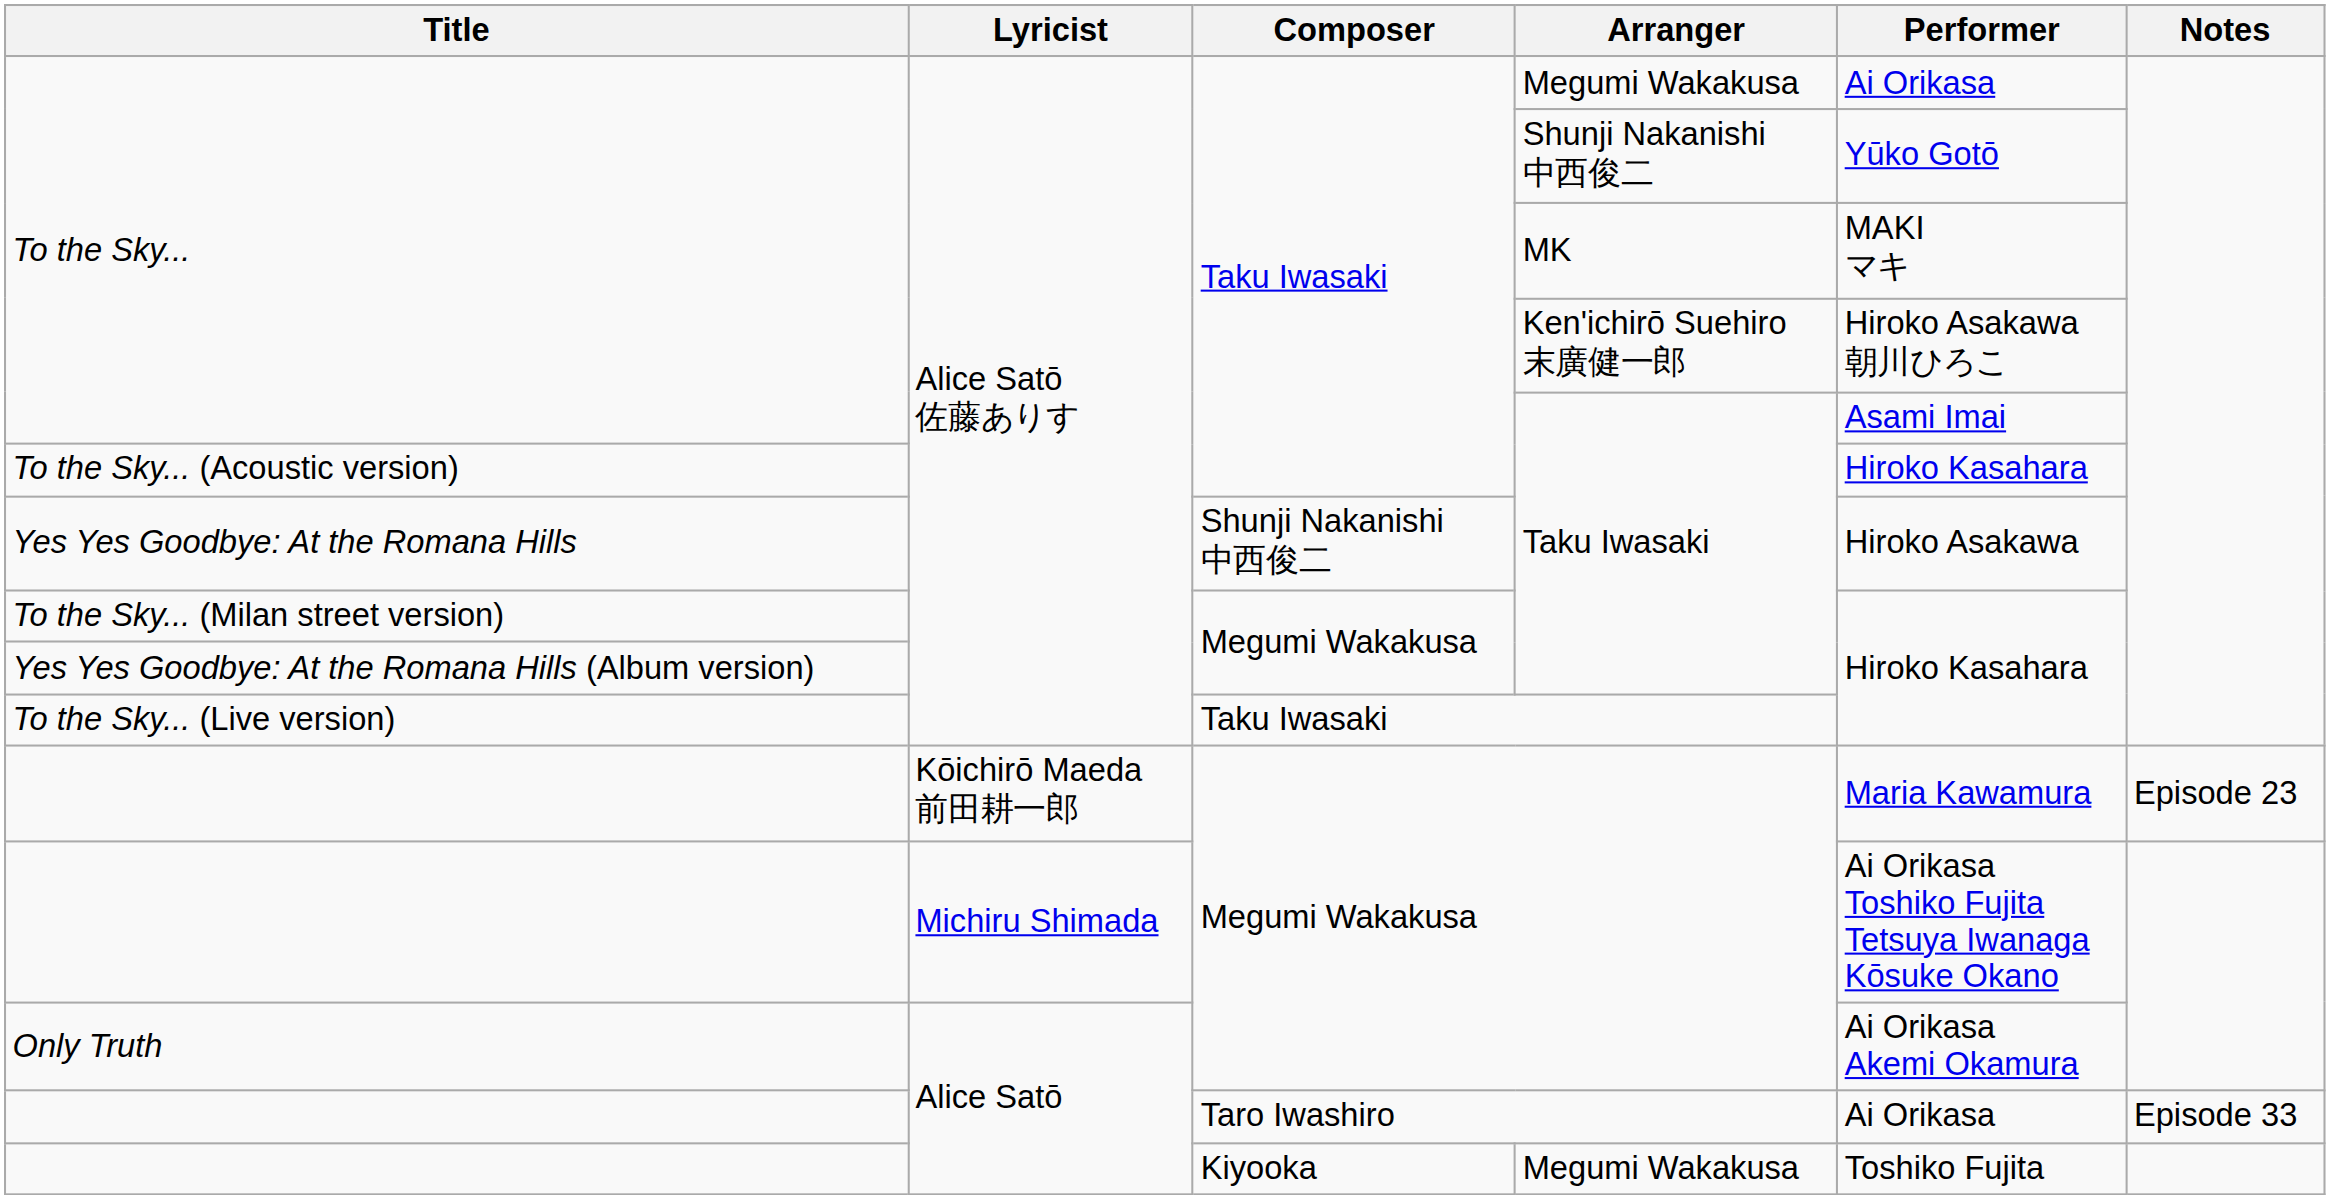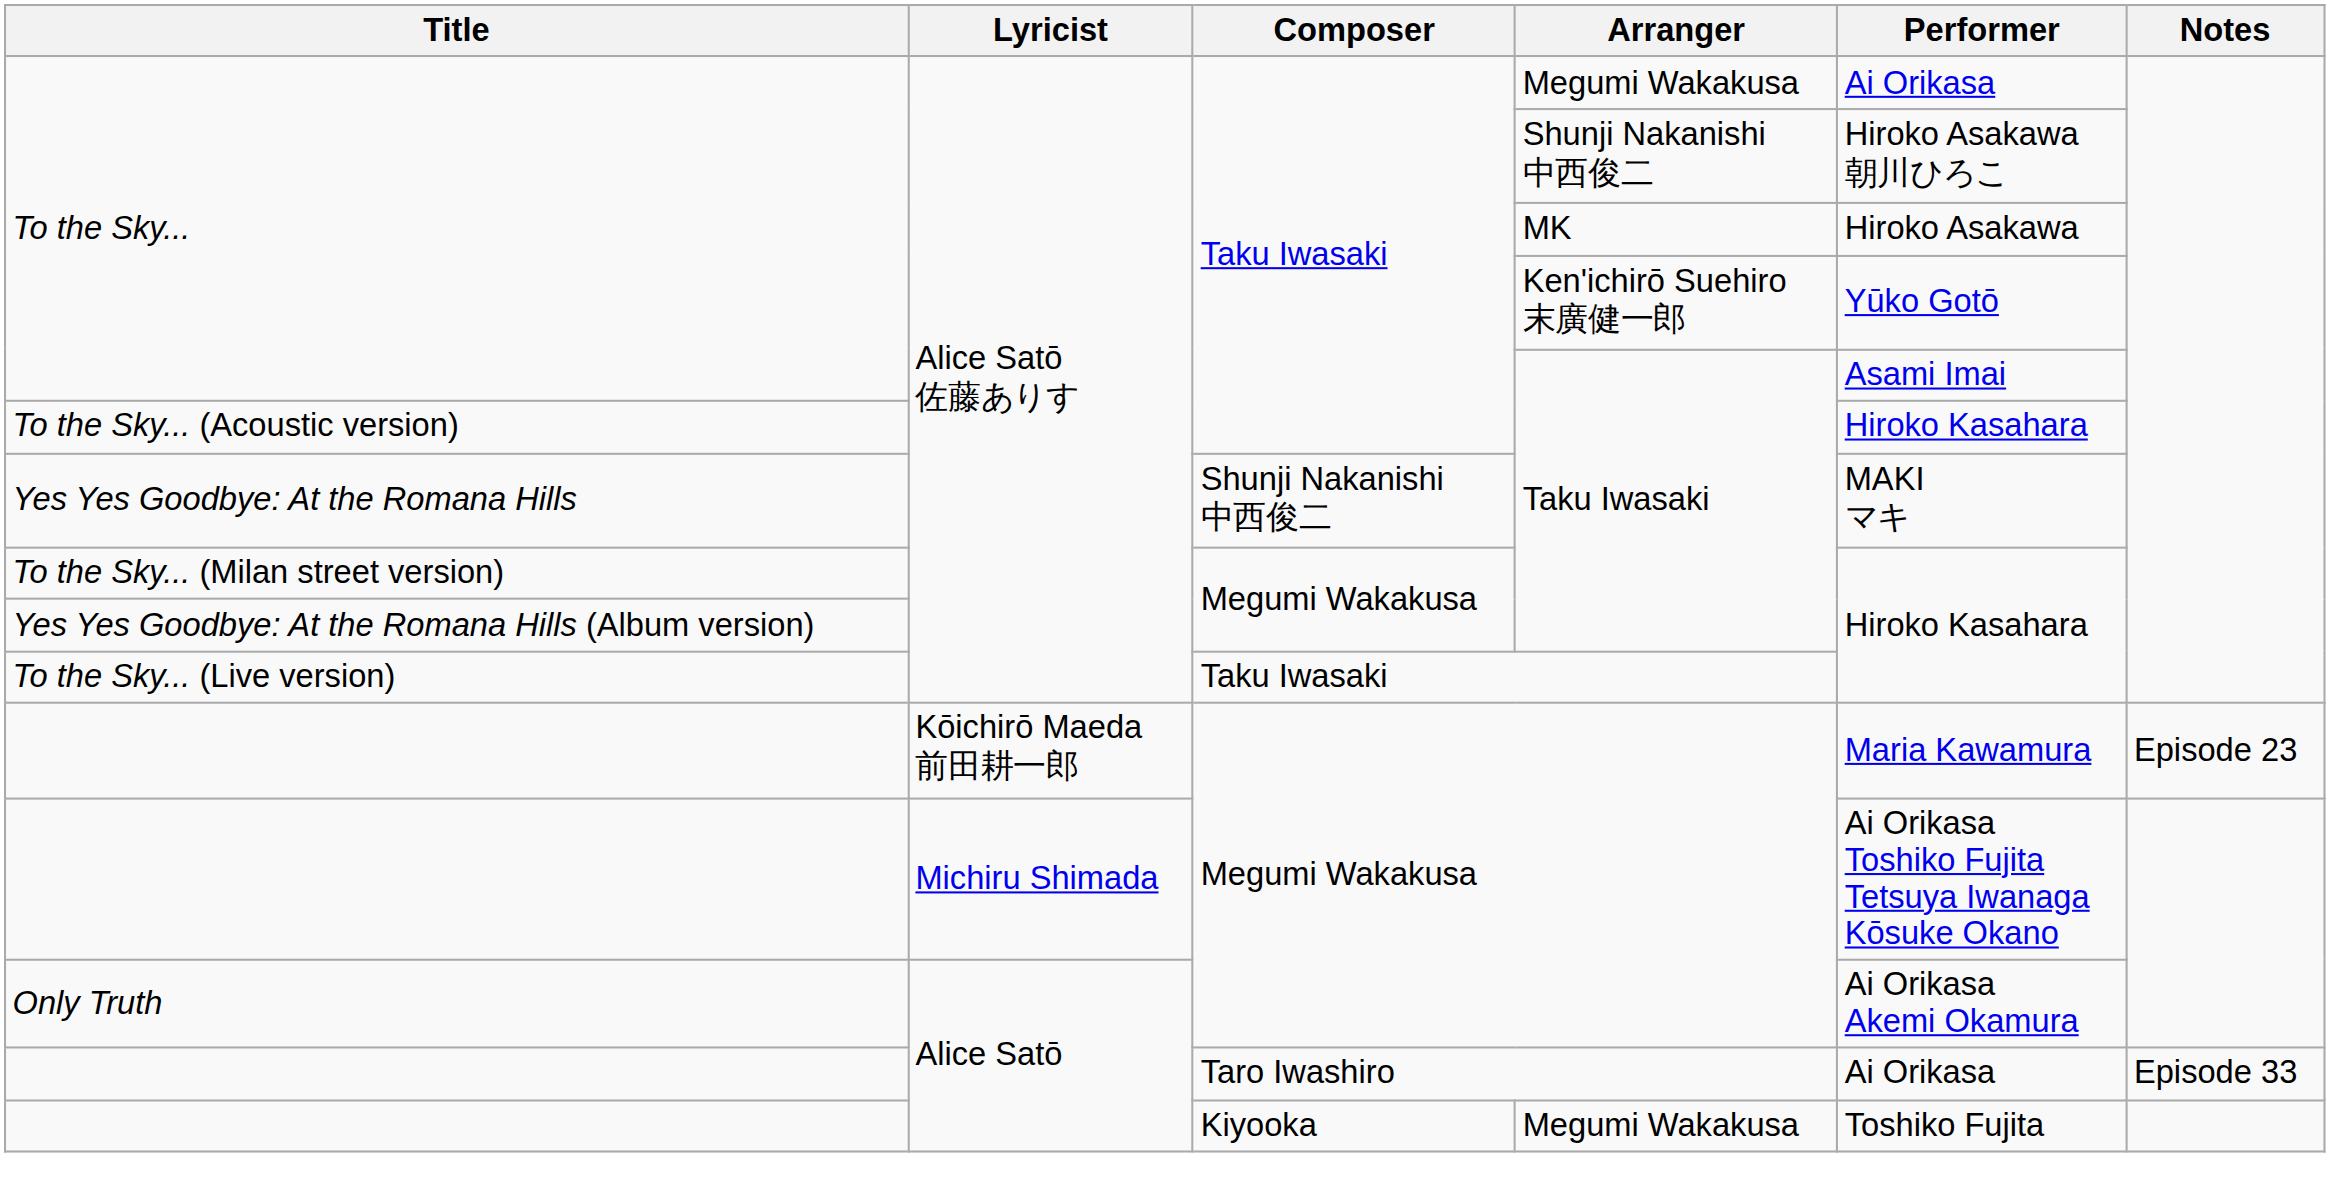(1922, 155) Yūko Gotō -> (1962, 153) Hiroko Asakawa 朝川ひろこ
(1885, 247) MAKI マキ -> (1962, 228) Hiroko Asakawa
(1962, 342) Hiroko Asakawa 朝川ひろこ -> (1922, 301) Yūko Gotō
(1962, 542) Hiroko Asakawa -> (1885, 497) MAKI マキ
